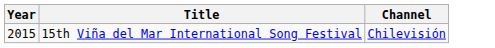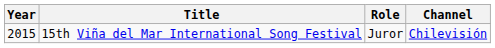+ column: (385, 14)
